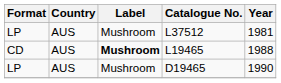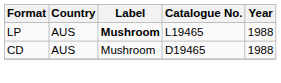- row: (184, 31)
(15, 50) CD -> (14, 31) LP
(14, 68) LP -> (15, 50) CD
(261, 68) 1990 -> (261, 50) 1988
